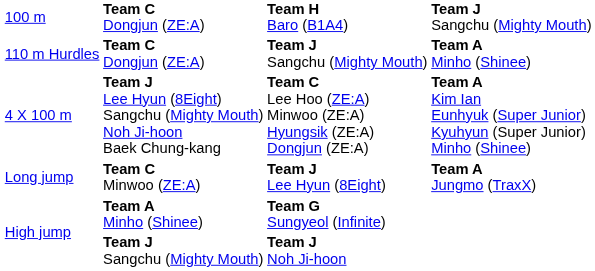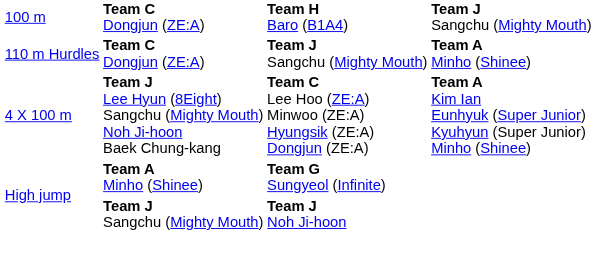- row: (152, 177)
